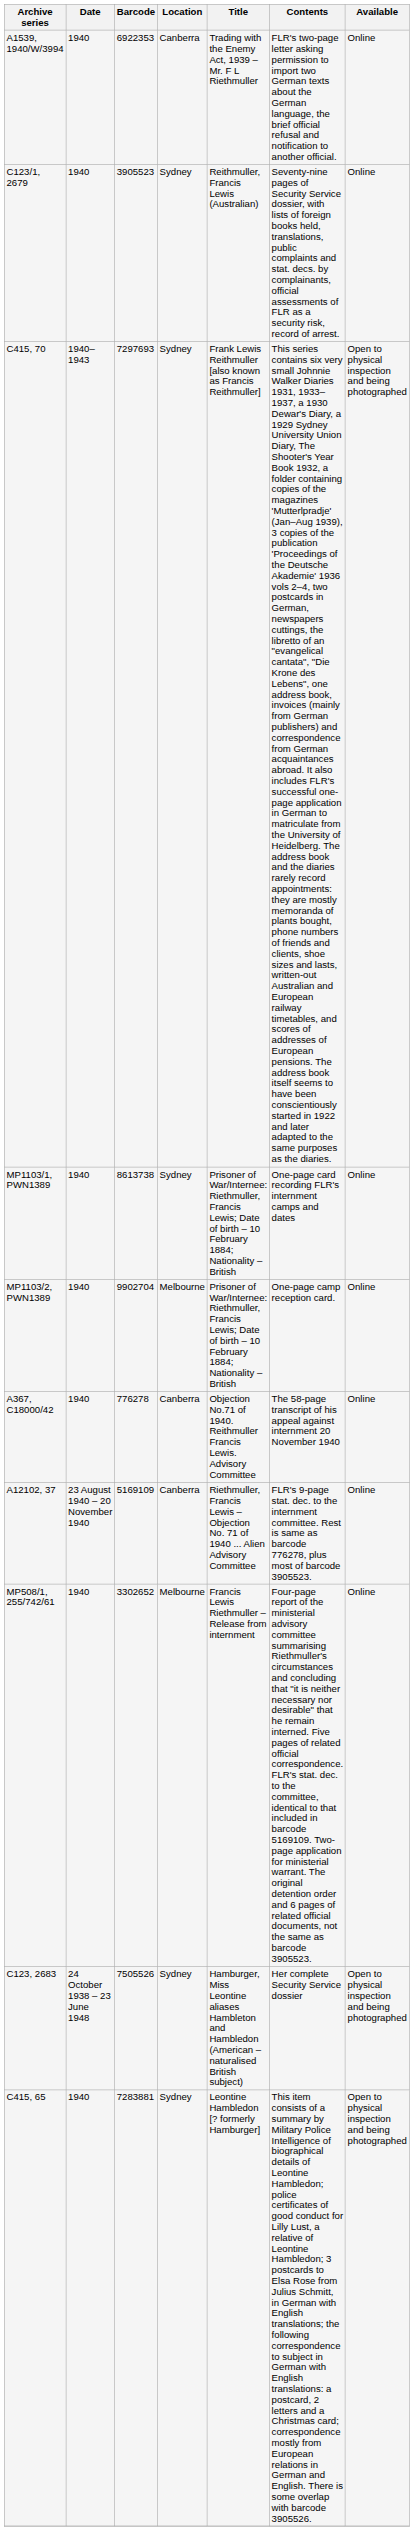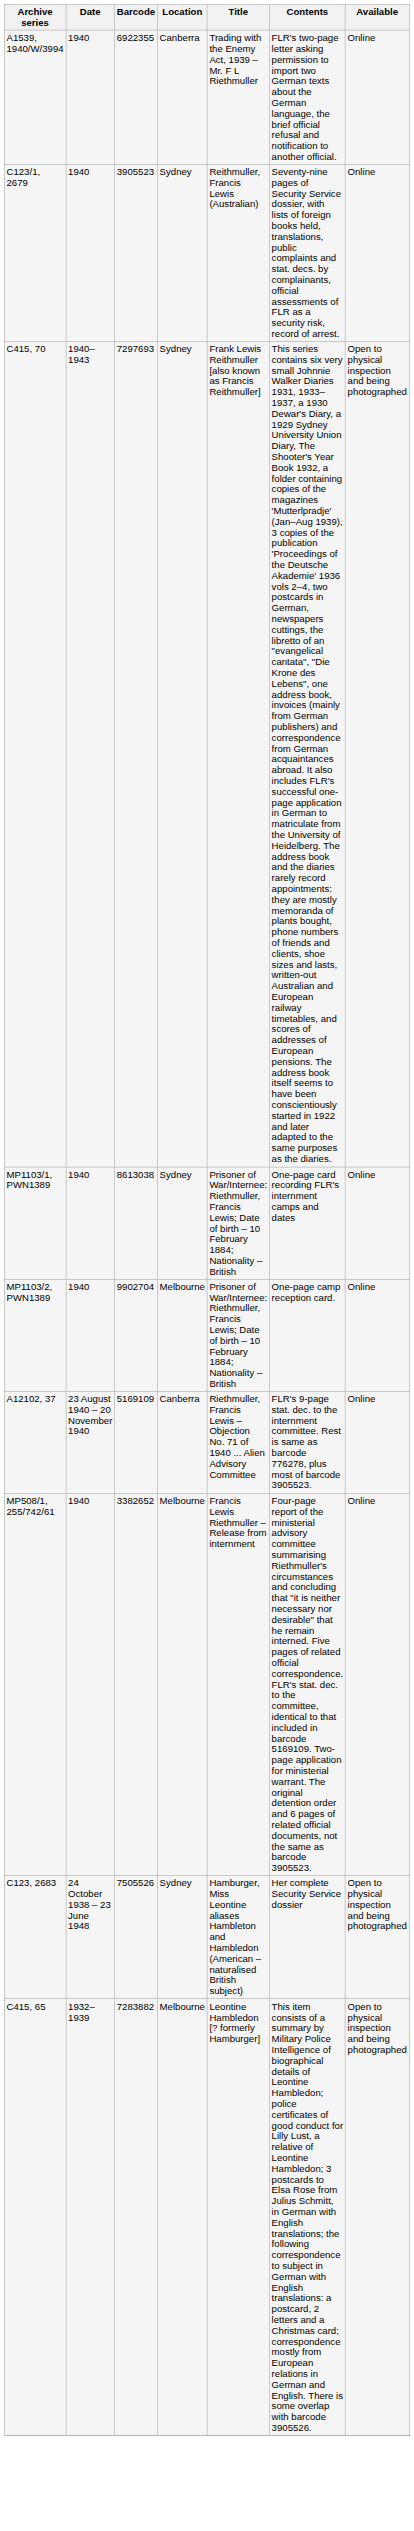(135, 38) 6922353 -> (135, 38) 6922355
(135, 1174) 8613738 -> (135, 1174) 8613038
- row: (30, 1404)
(135, 1591) 3302652 -> (135, 1501) 3382652
(79, 2097) 1940 -> (81, 2012) 1932–1939
(135, 2097) 7283881 -> (135, 2006) 7283882
(176, 2097) Sydney -> (182, 2006) Melbourne
